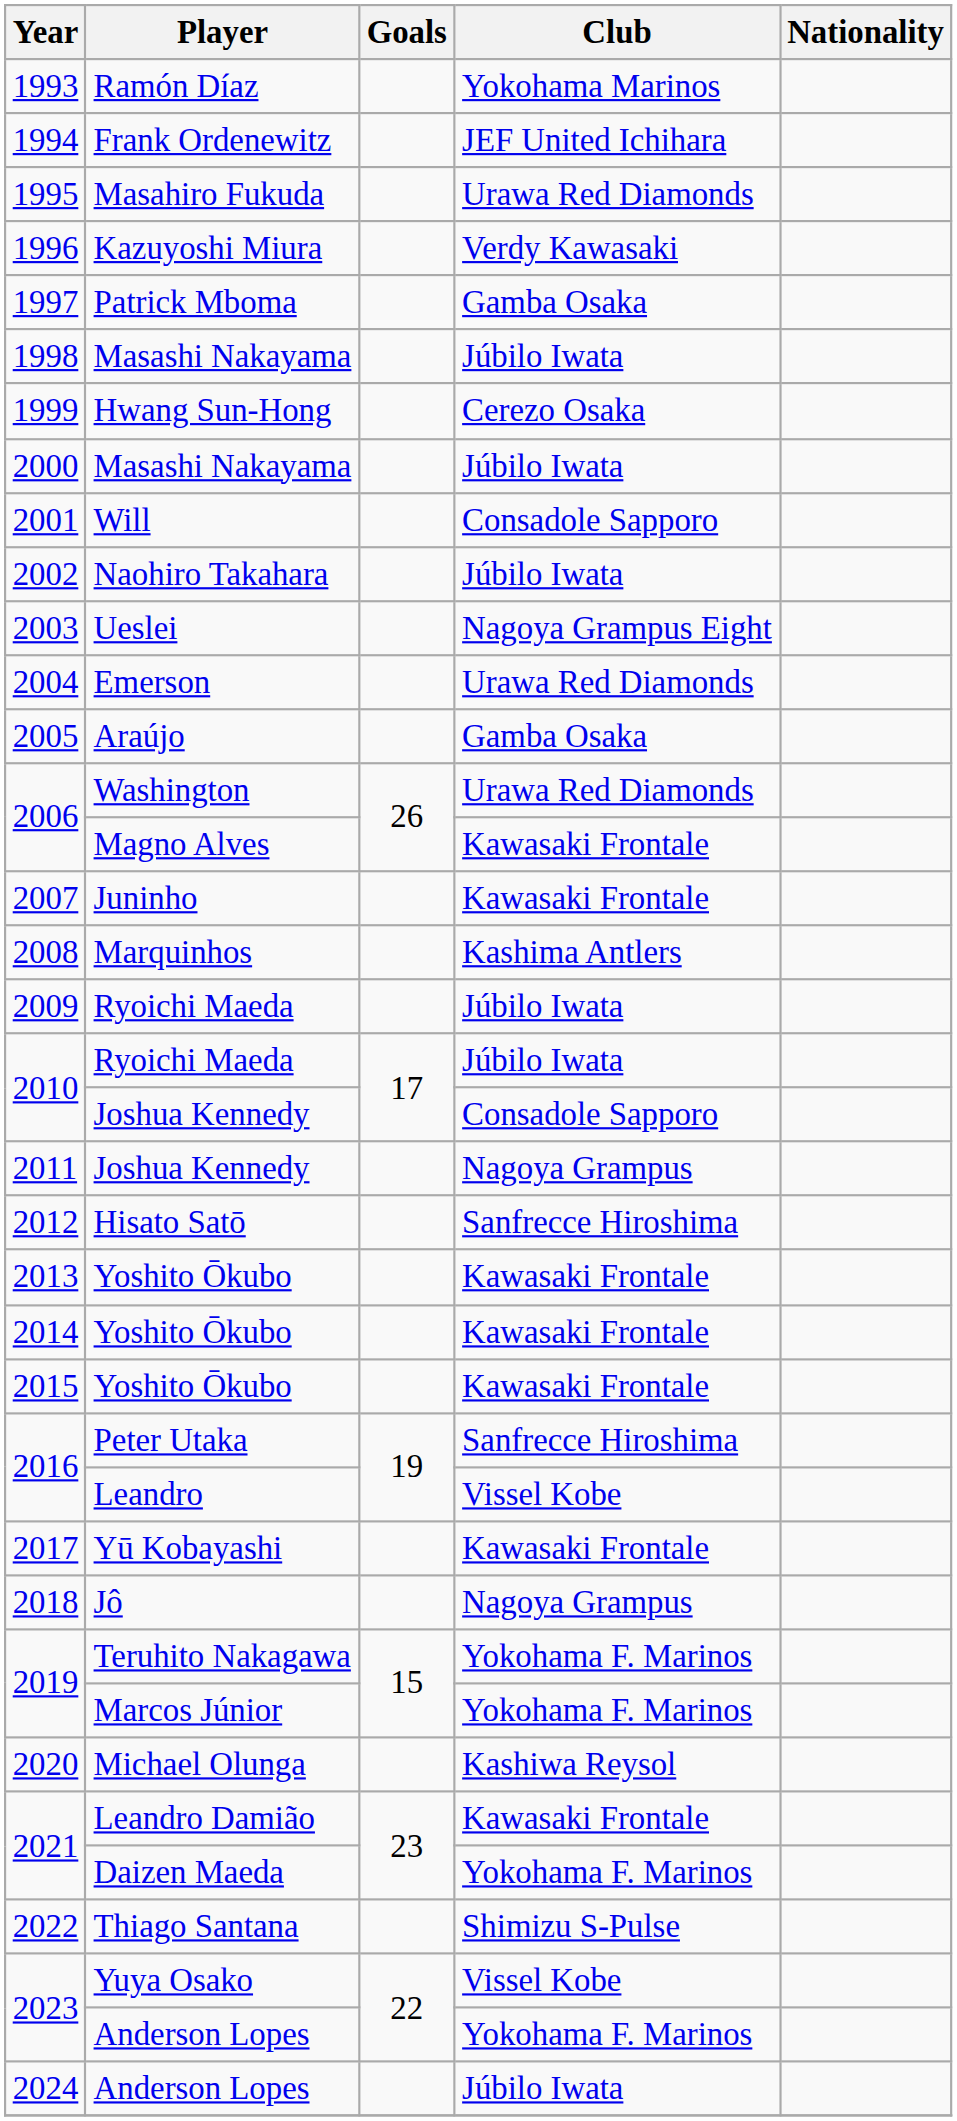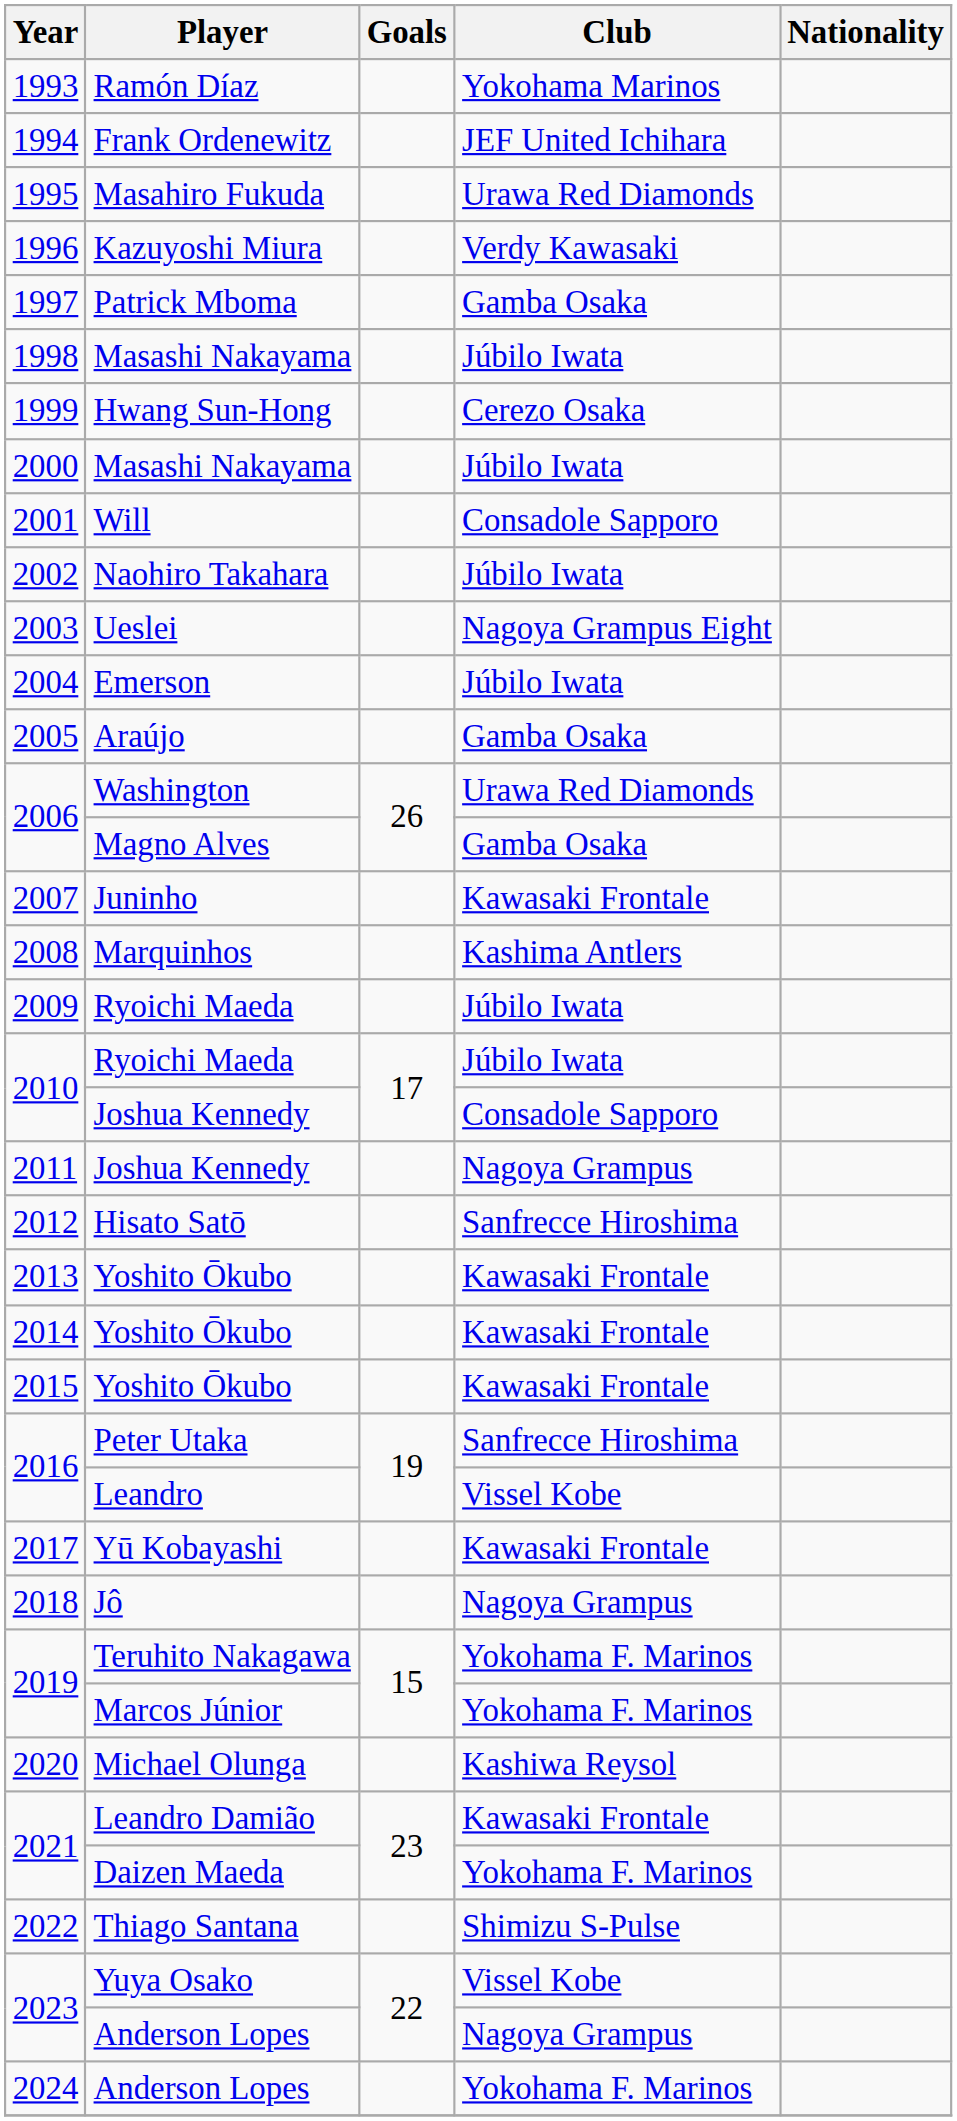(608, 681) Urawa Red Diamonds -> (543, 681) Júbilo Iwata
(586, 843) Kawasaki Frontale -> (555, 843) Gamba Osaka
(607, 2034) Yokohama F. Marinos -> (577, 2034) Nagoya Grampus
(543, 2088) Júbilo Iwata -> (607, 2088) Yokohama F. Marinos
